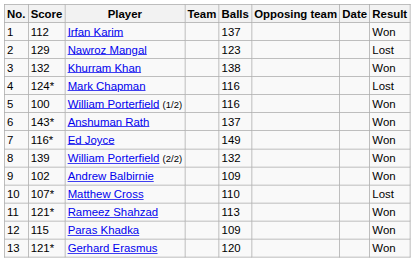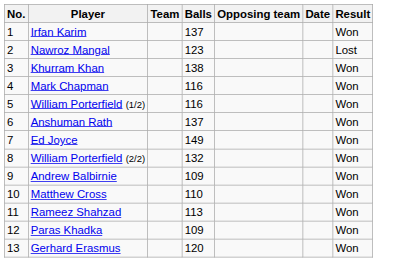- column: (47, 14)
(383, 86) Lost -> (347, 86) Won
(383, 194) Lost -> (347, 194) Won
